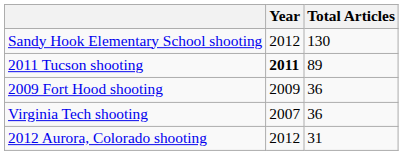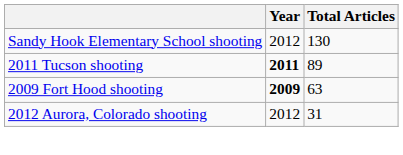(285, 89) normal -> (285, 89) bold
(315, 89) 36 -> (315, 89) 63
- row: (78, 114)
